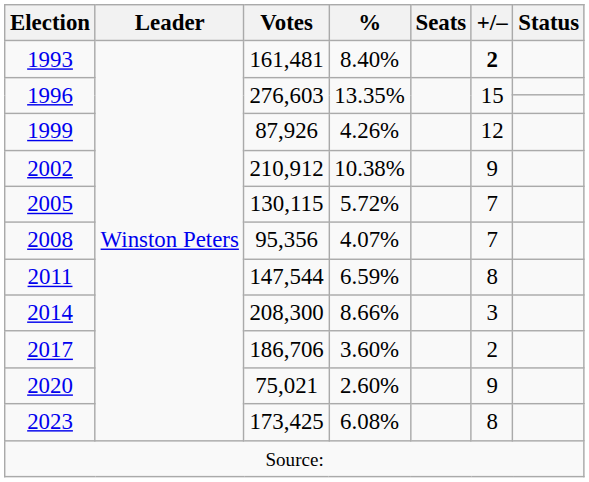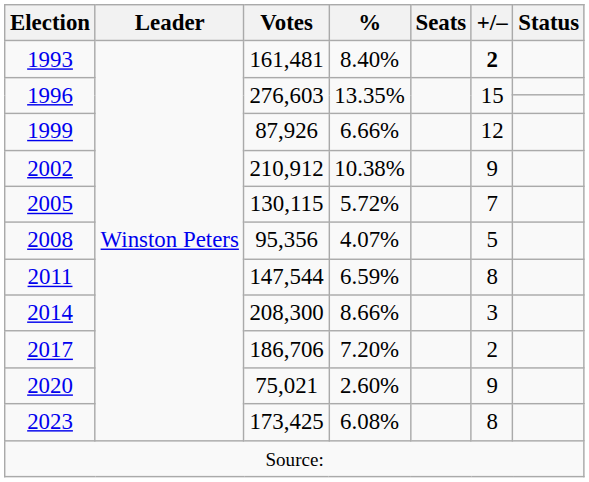(370, 131) 4.26% -> (370, 131) 6.66%
(492, 240) 7 -> (492, 240) 5
(370, 349) 3.60% -> (370, 349) 7.20%
